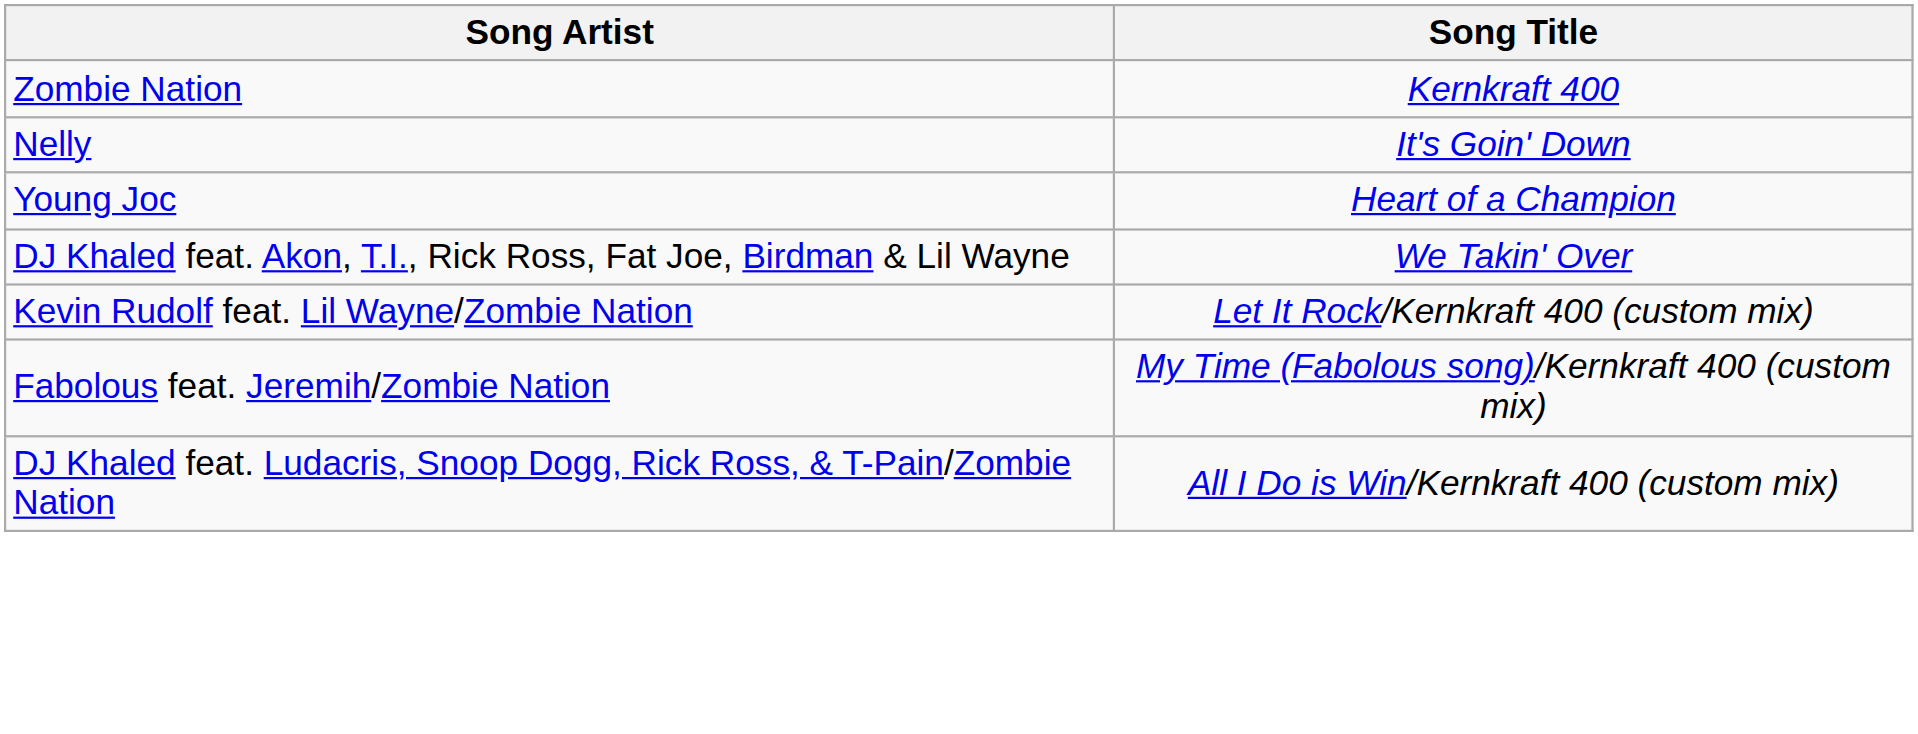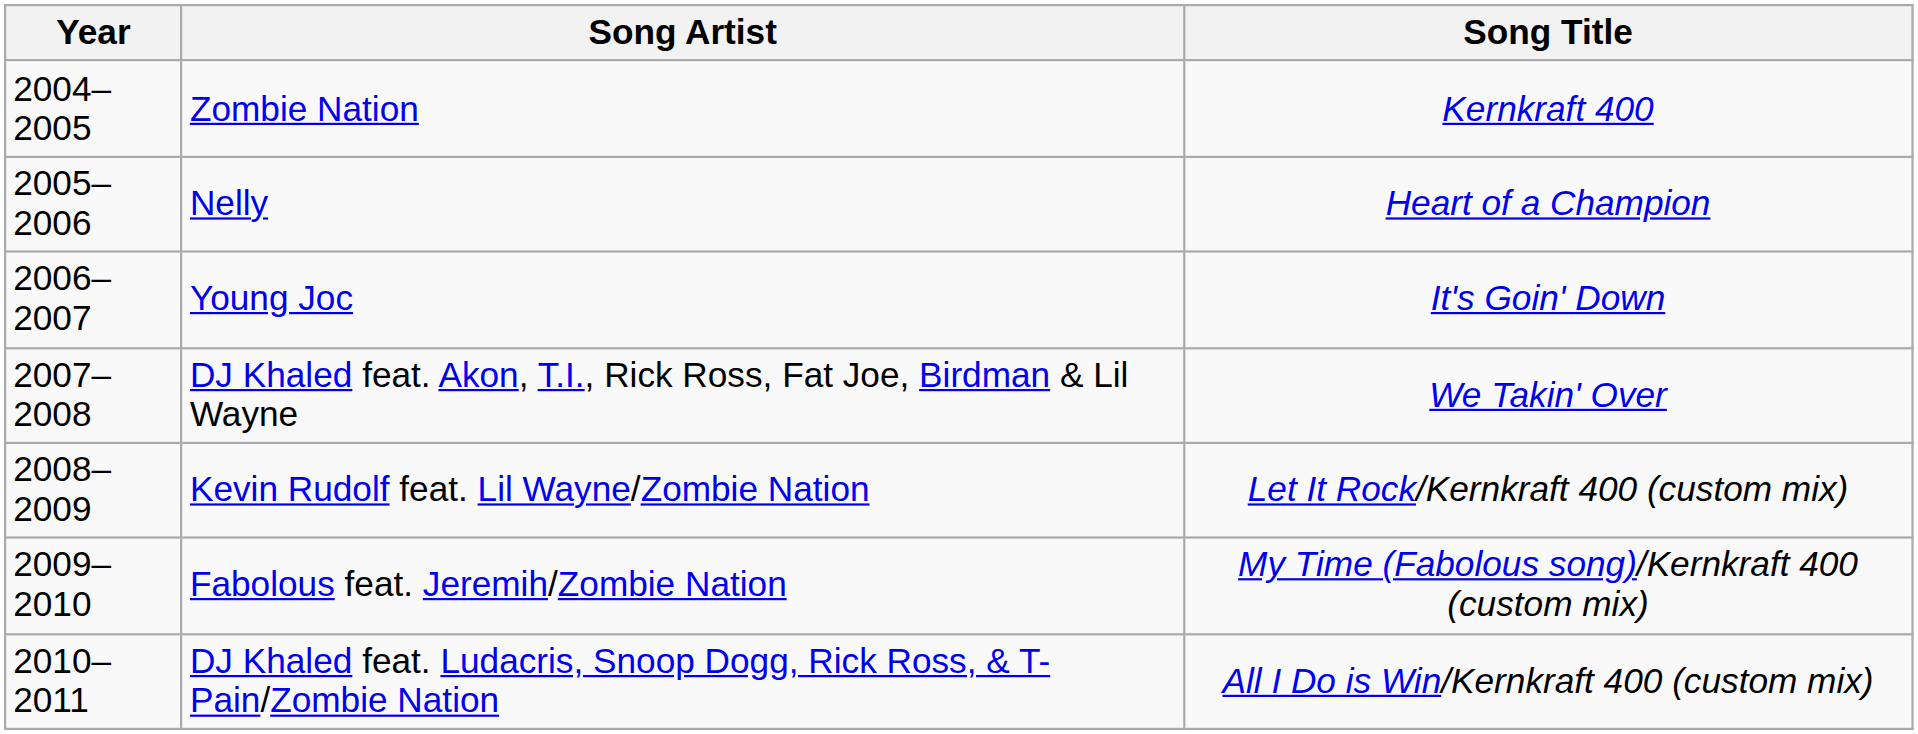+ column: (93, 32)
(1513, 144) It's Goin' Down -> (1548, 203) Heart of a Champion
(1513, 199) Heart of a Champion -> (1548, 298) It's Goin' Down
